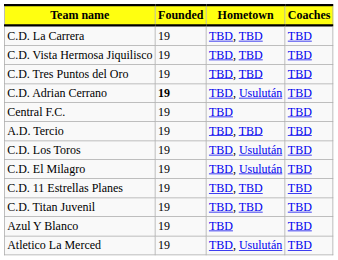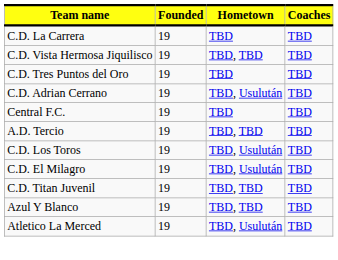(236, 36) TBD, TBD -> (221, 36) TBD
(236, 74) TBD, TBD -> (221, 74) TBD
(164, 93) bold -> (164, 93) normal
- row: (65, 188)
(221, 226) TBD -> (236, 207) TBD, TBD
